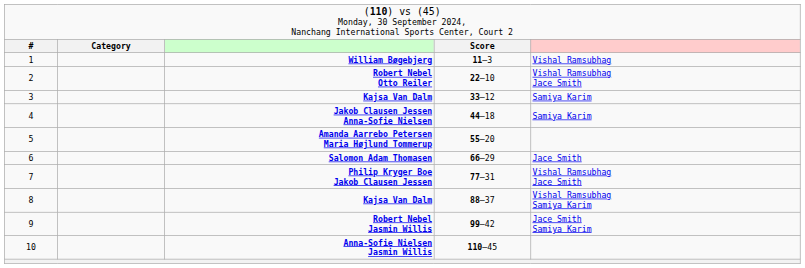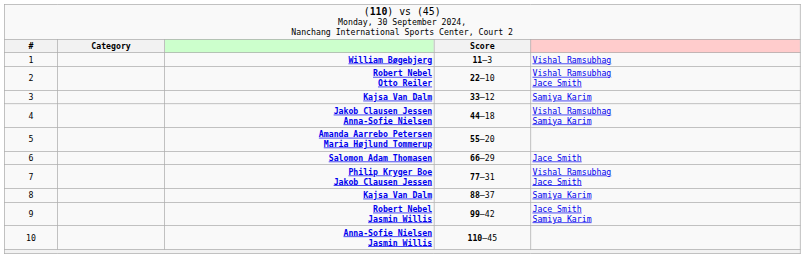(562, 115) Samiya Karim -> (572, 115) Vishal Ramsubhag Samiya Karim
(572, 200) Vishal Ramsubhag Samiya Karim -> (562, 195) Samiya Karim
